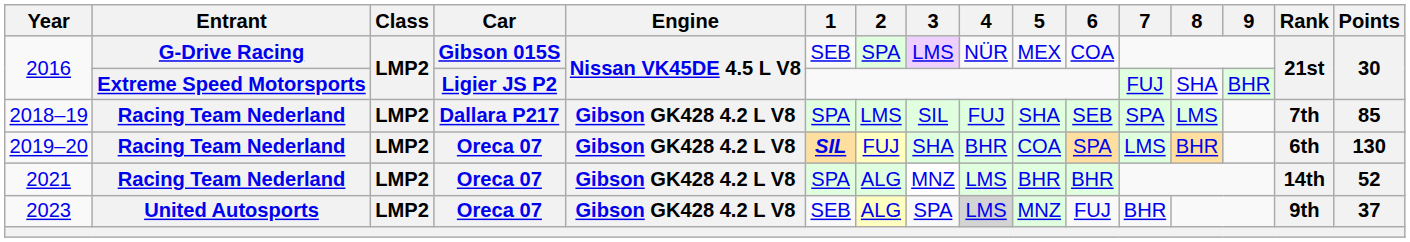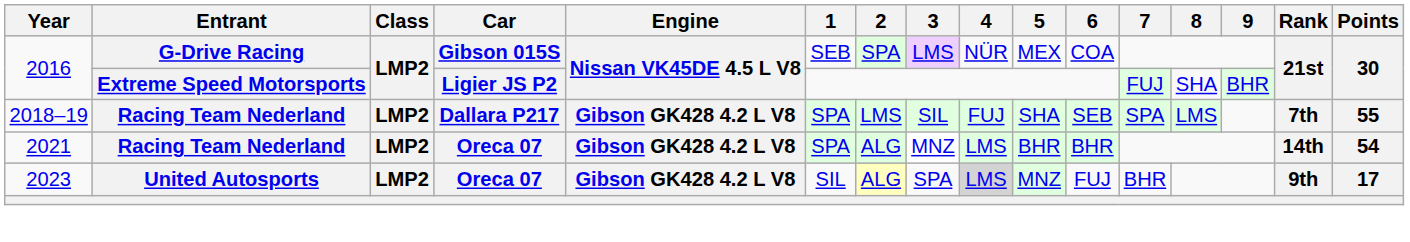(1369, 115) 85 -> (1368, 115) 55
- row: (49, 147)
(1369, 179) 52 -> (1368, 147) 54
(831, 211) SEB -> (831, 179) SIL
(1369, 211) 37 -> (1368, 179) 17
